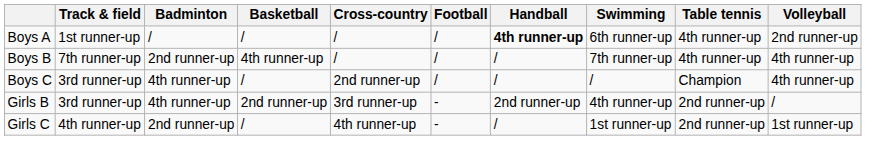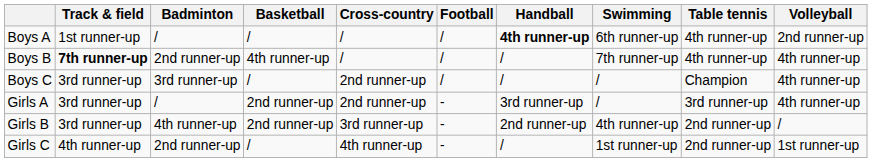(100, 59) normal -> (103, 59) bold
(189, 80) 4th runner-up -> (196, 80) 3rd runner-up
+ row: (28, 102)
